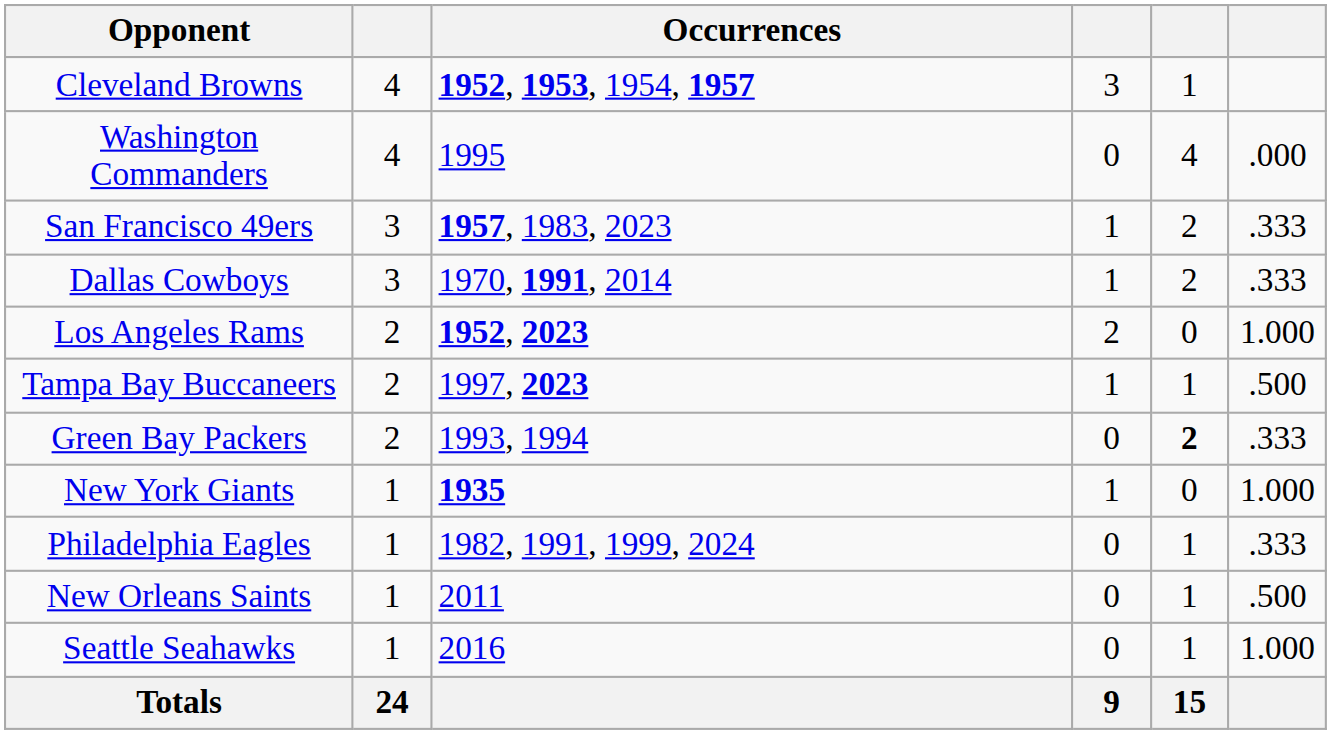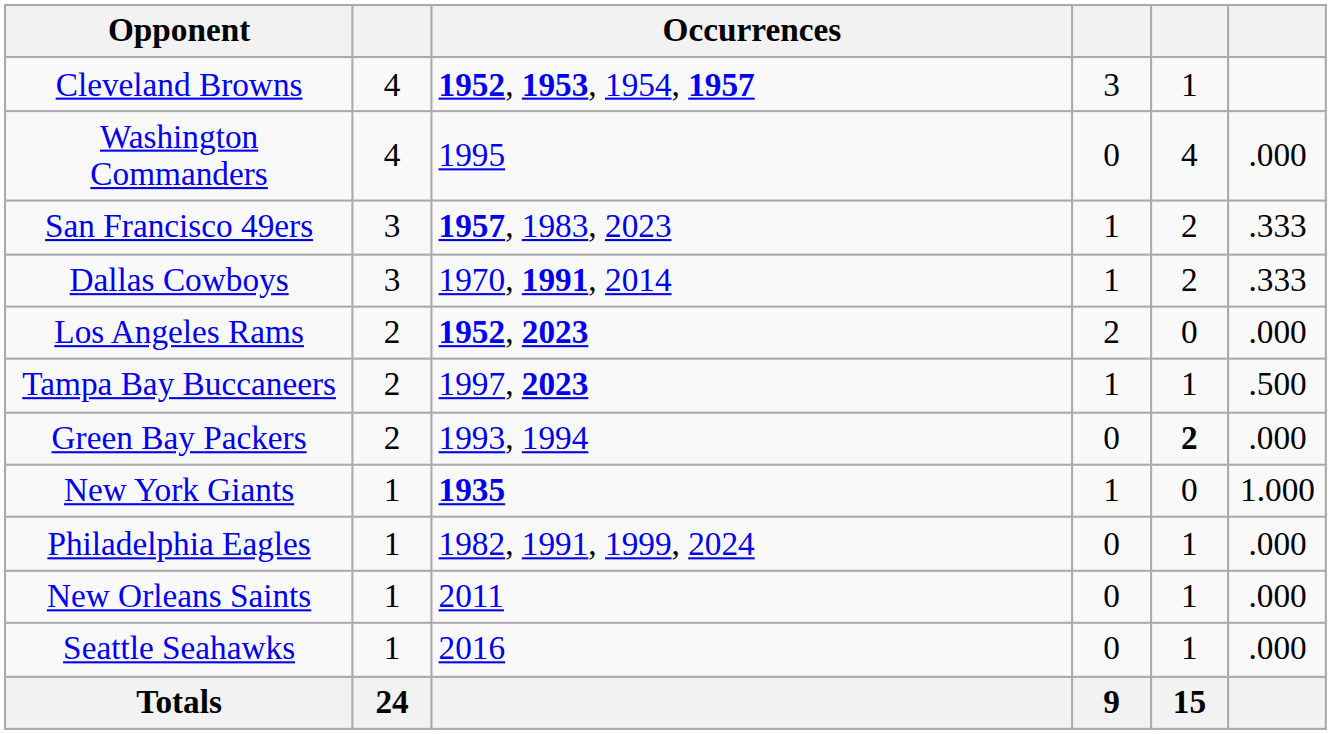(1278, 332) 1.000 -> (1278, 332) .000
(1278, 437) .333 -> (1278, 437) .000
(1278, 543) .333 -> (1278, 543) .000
(1278, 596) .500 -> (1278, 596) .000
(1278, 648) 1.000 -> (1278, 648) .000
